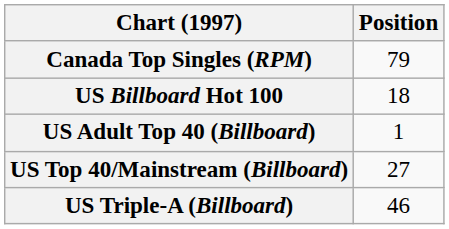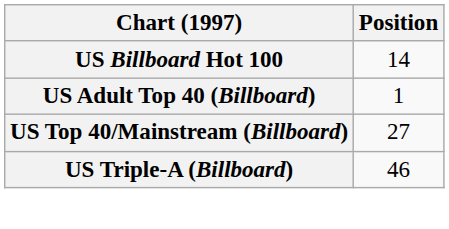- row: (179, 59)
(399, 95) 18 -> (399, 59) 14
